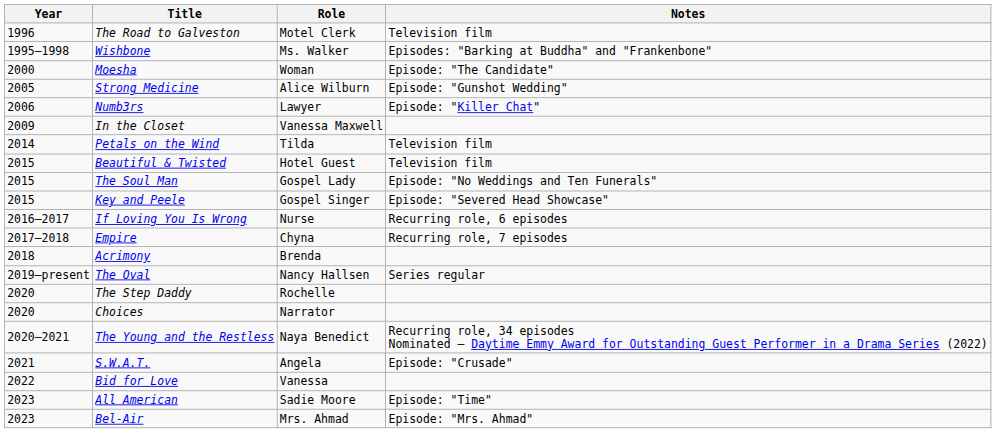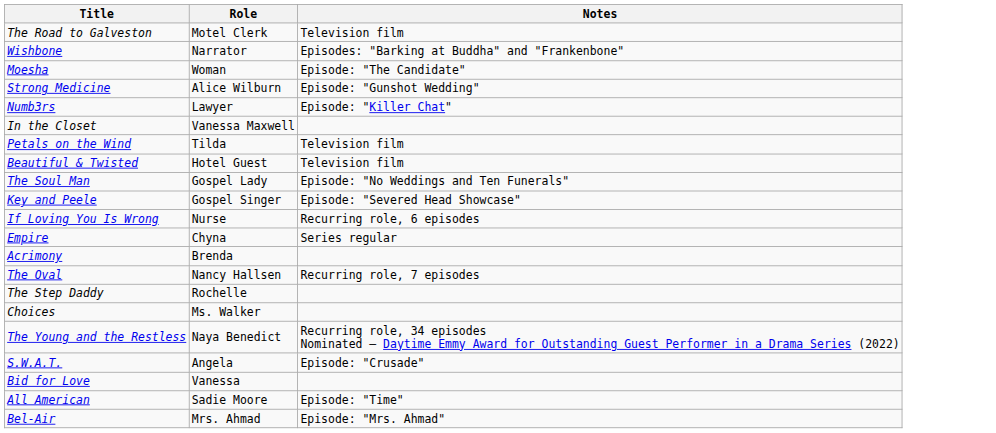- column: (48, 14)
(314, 51) Ms. Walker -> (219, 51) Narrator
(478, 238) Recurring role, 7 episodes -> (349, 238) Series regular
(437, 275) Series regular -> (390, 275) Recurring role, 7 episodes
(307, 312) Narrator -> (226, 312) Ms. Walker
